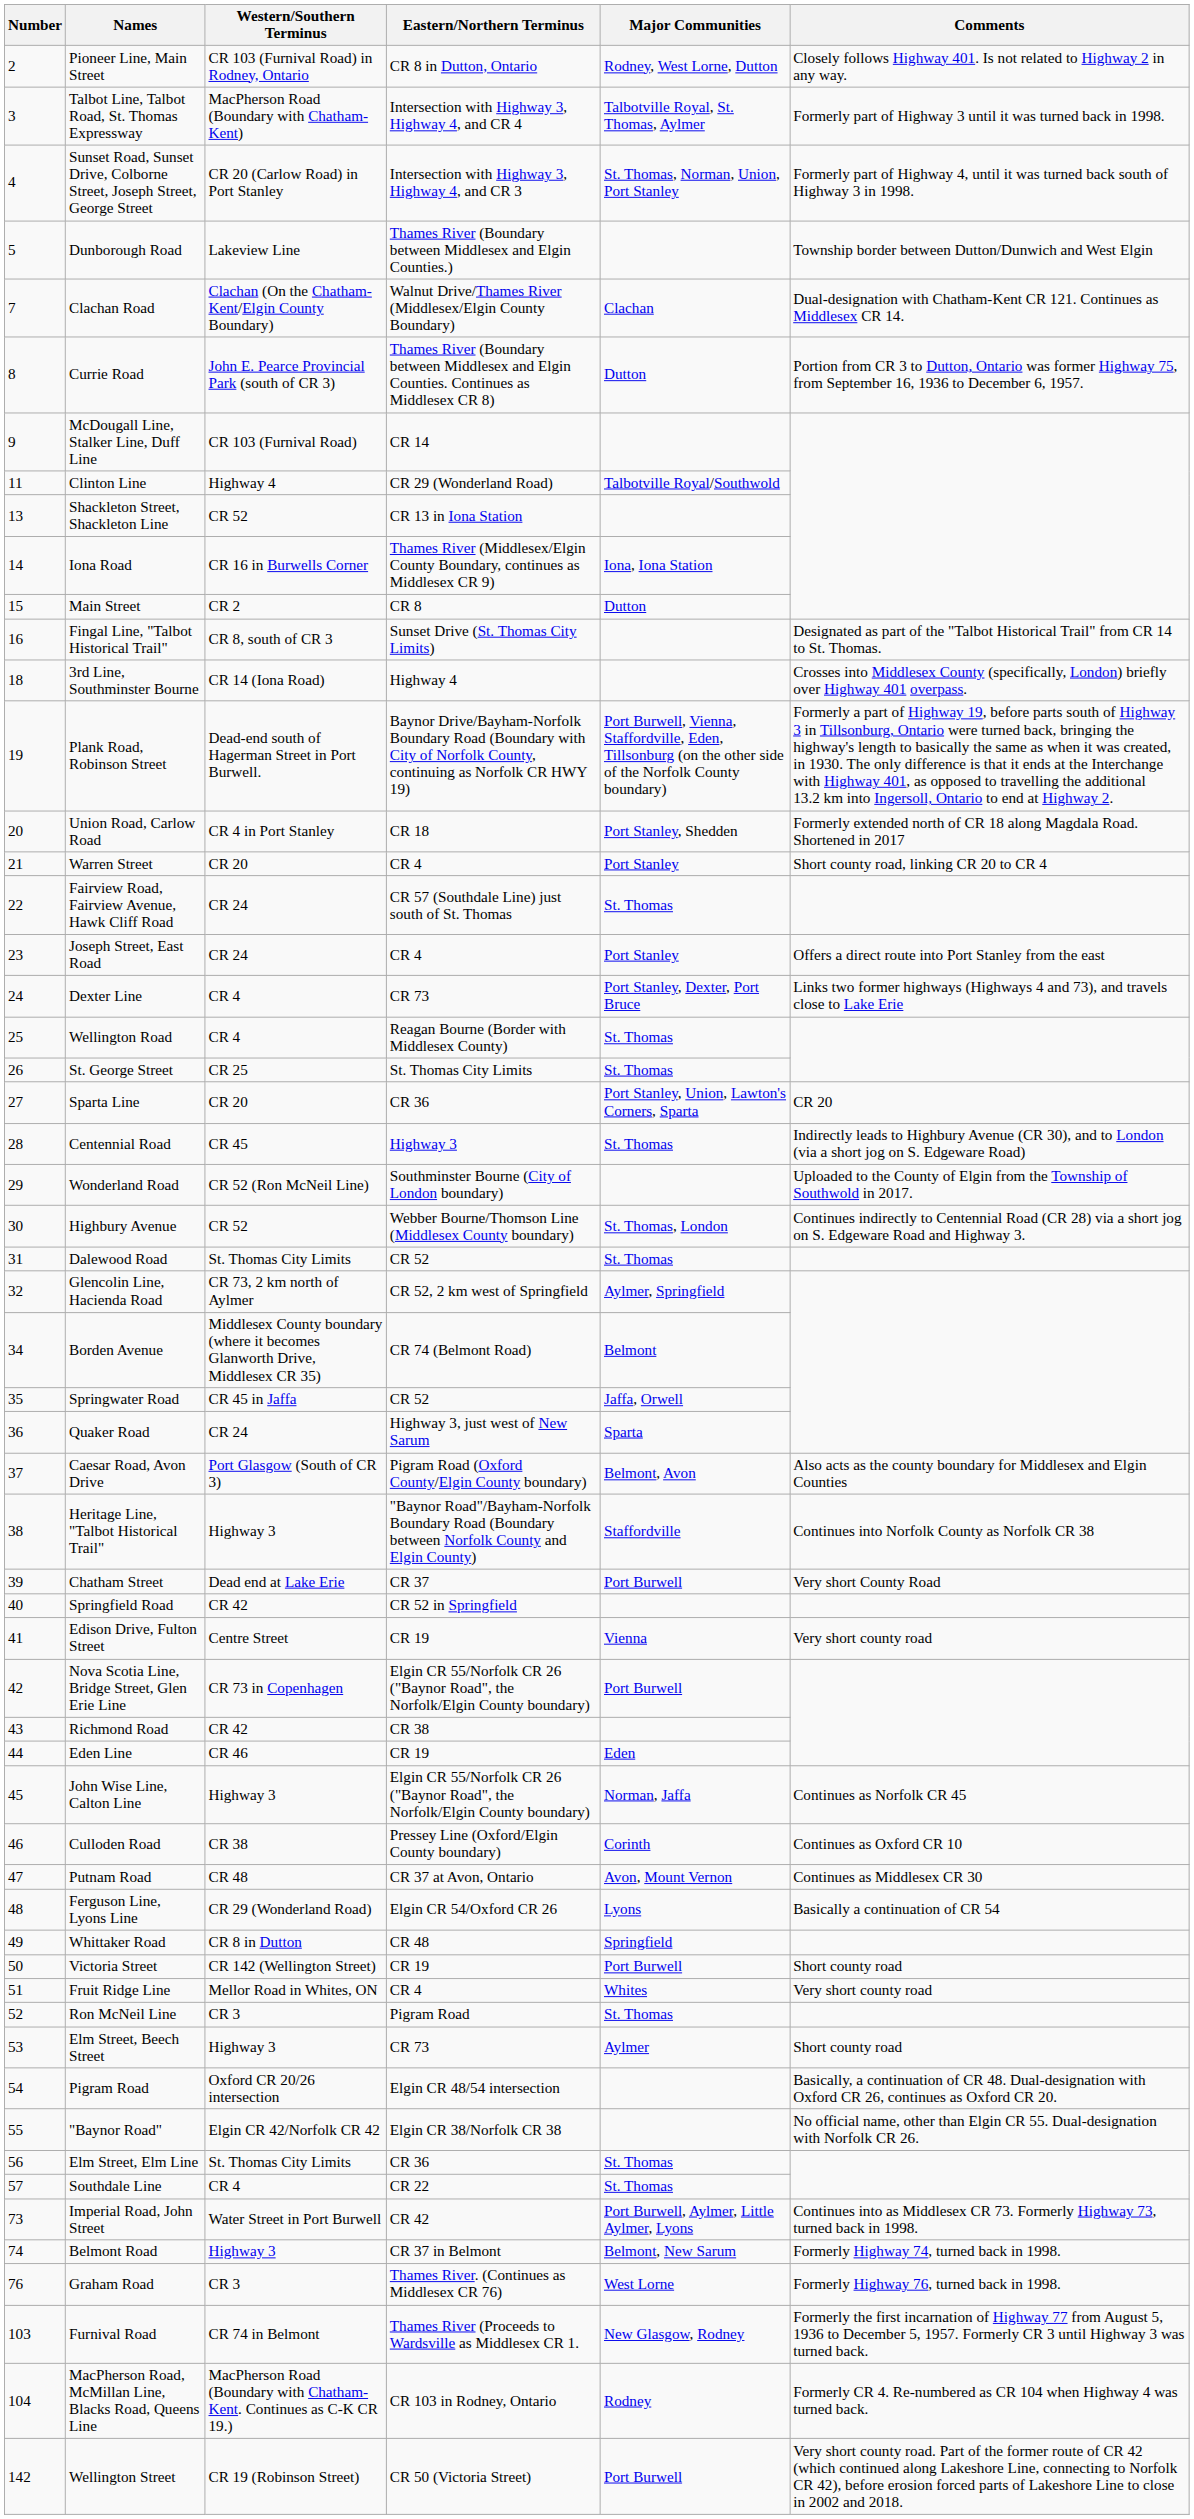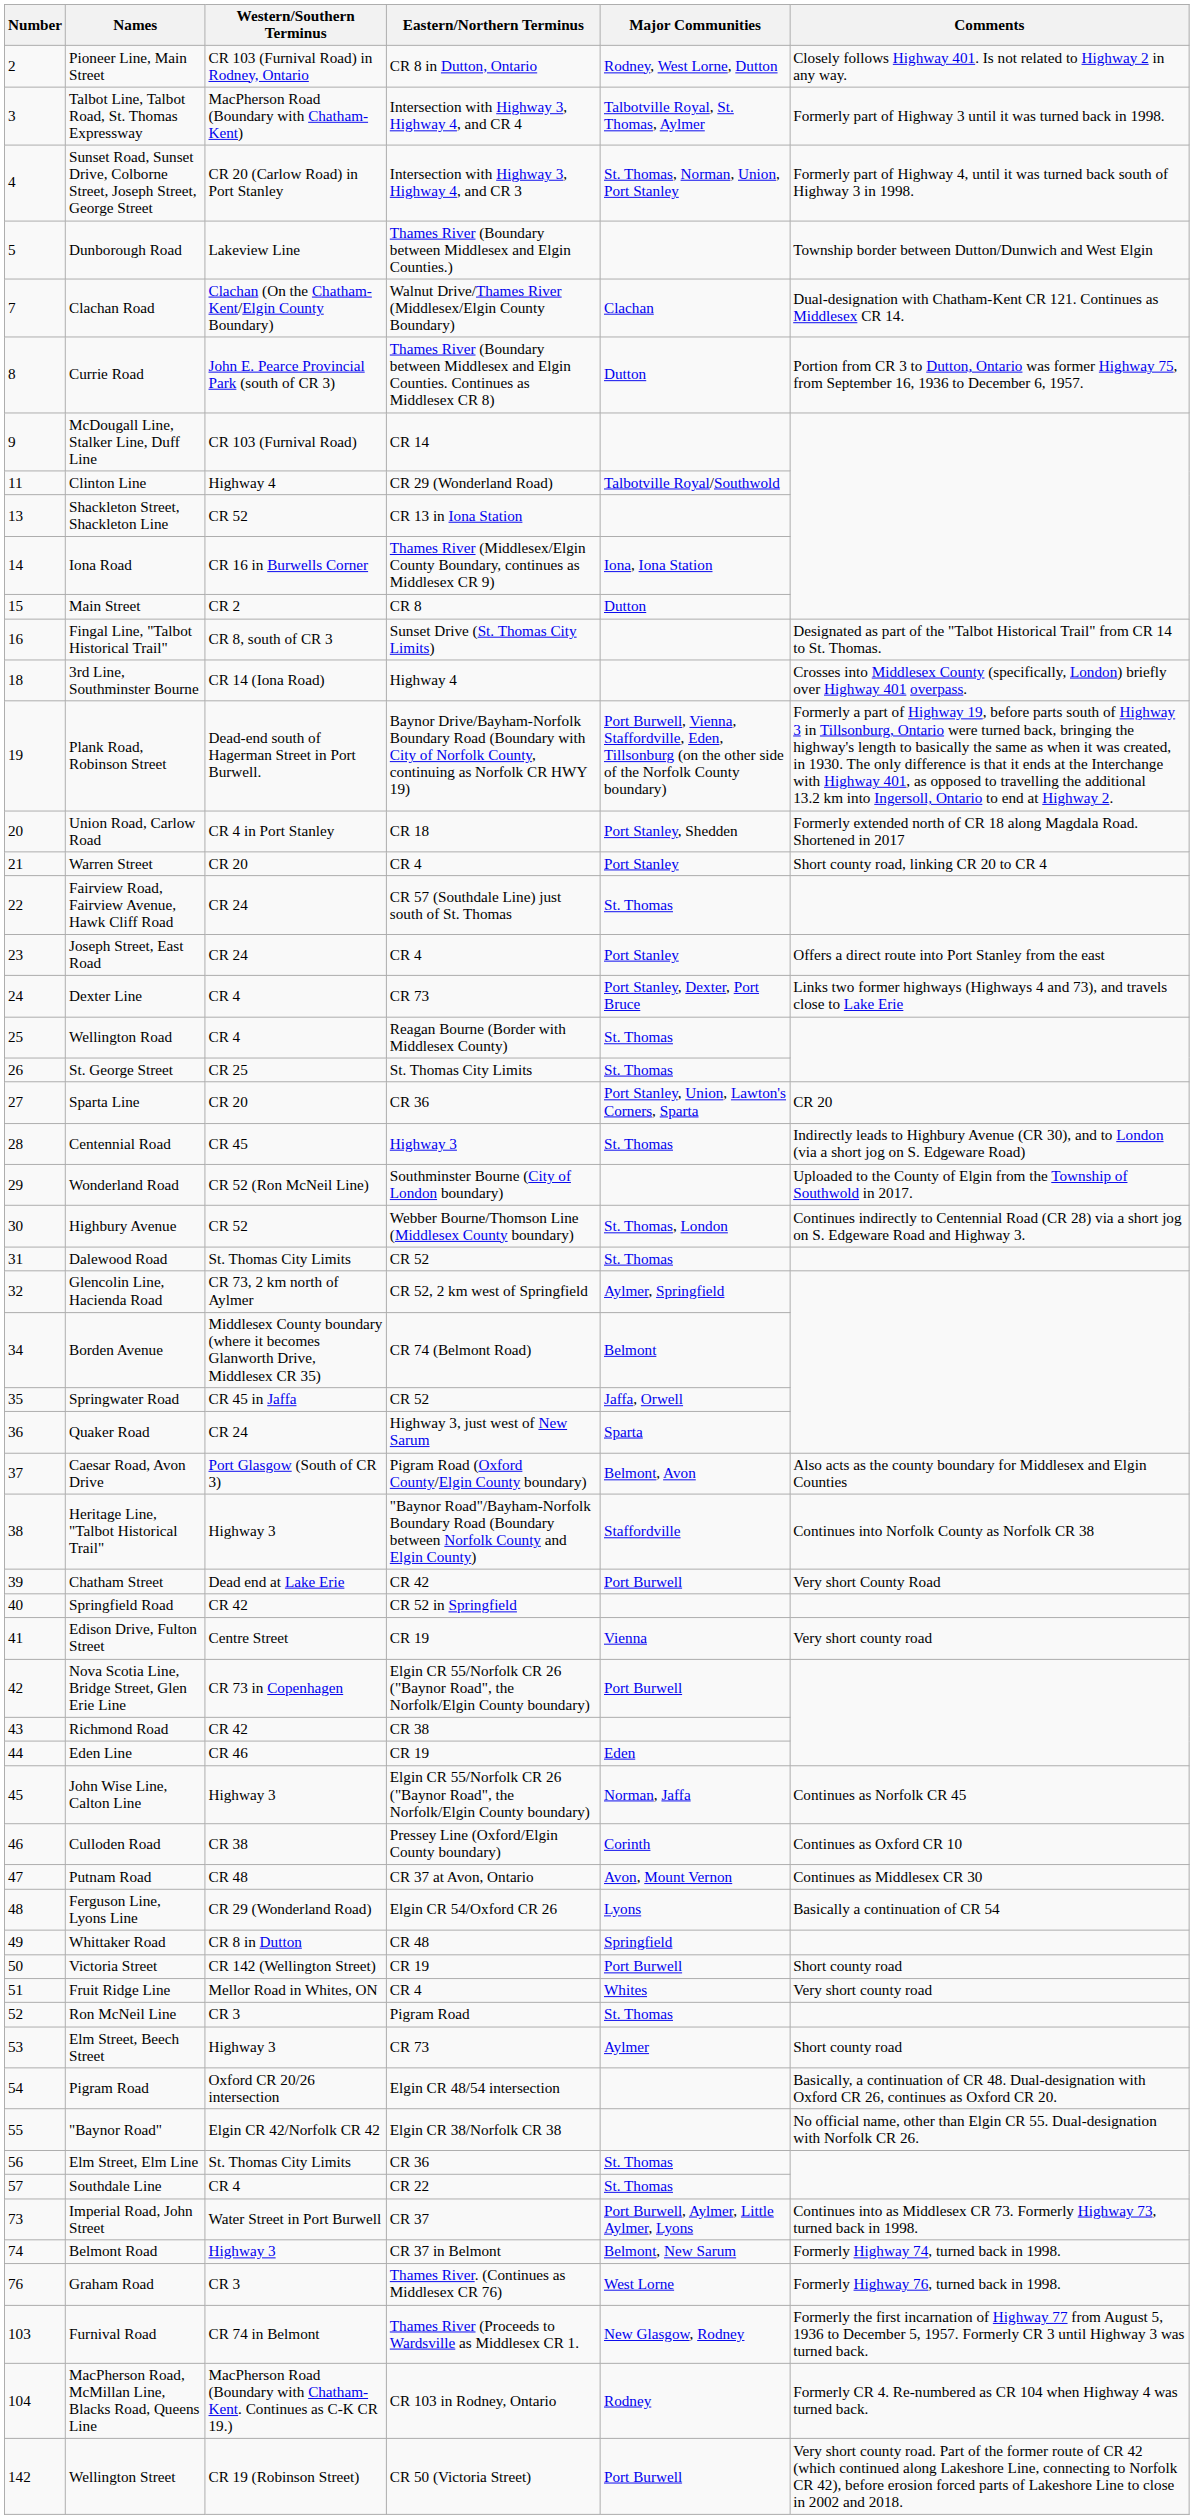(409, 1581) CR 37 -> (409, 1581) CR 42
(409, 2219) CR 42 -> (409, 2219) CR 37
